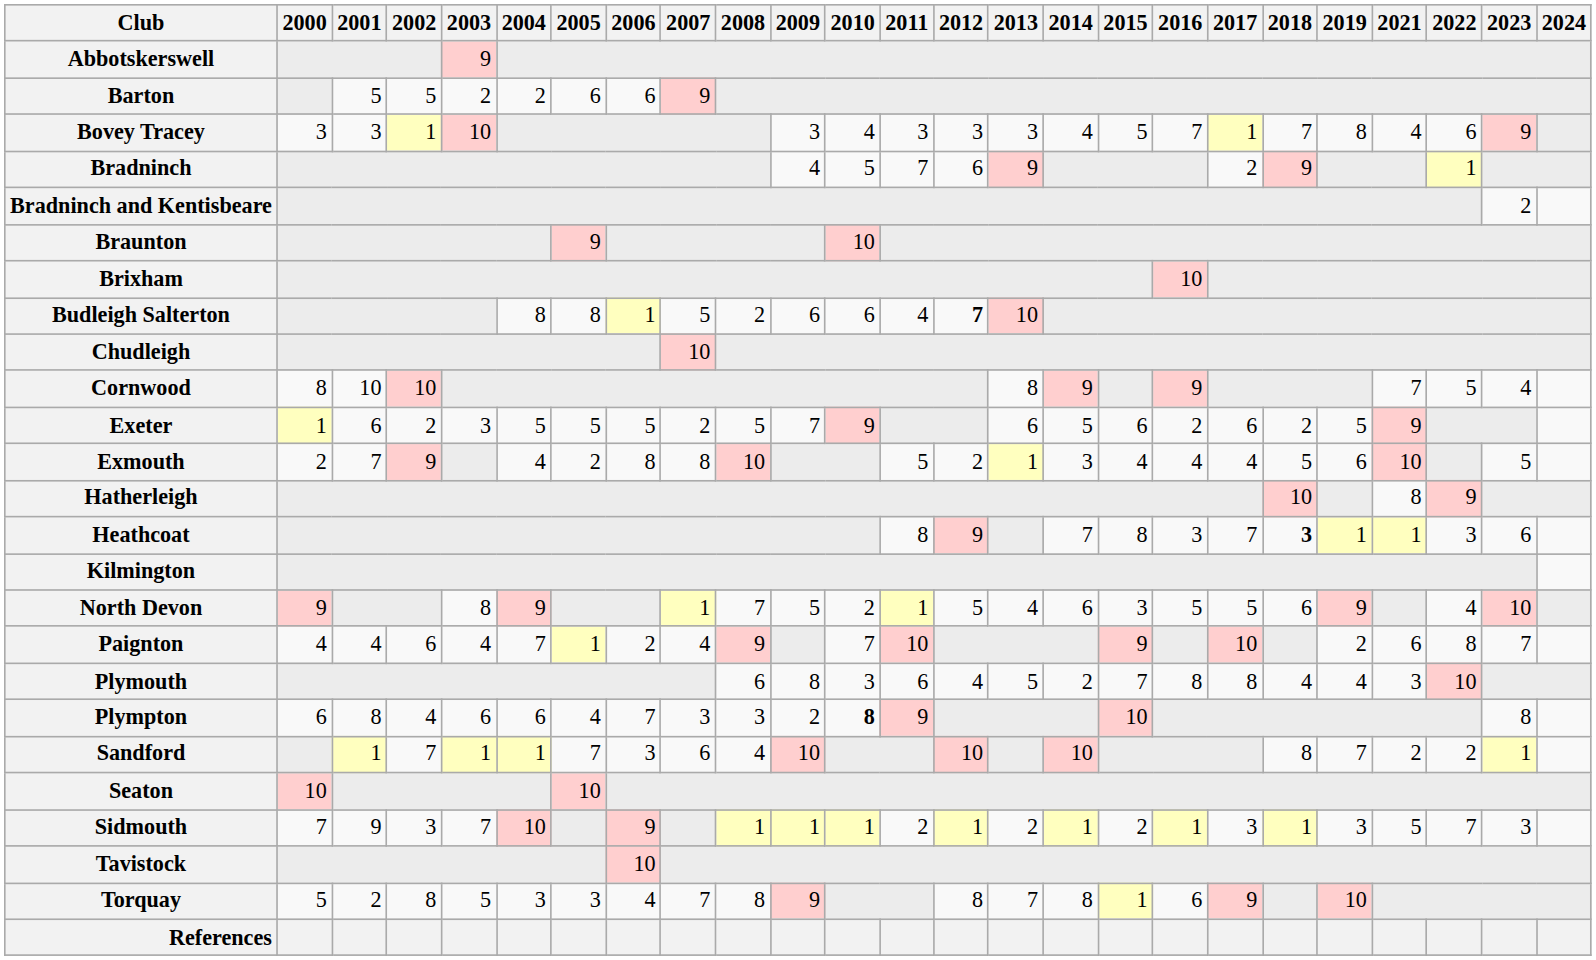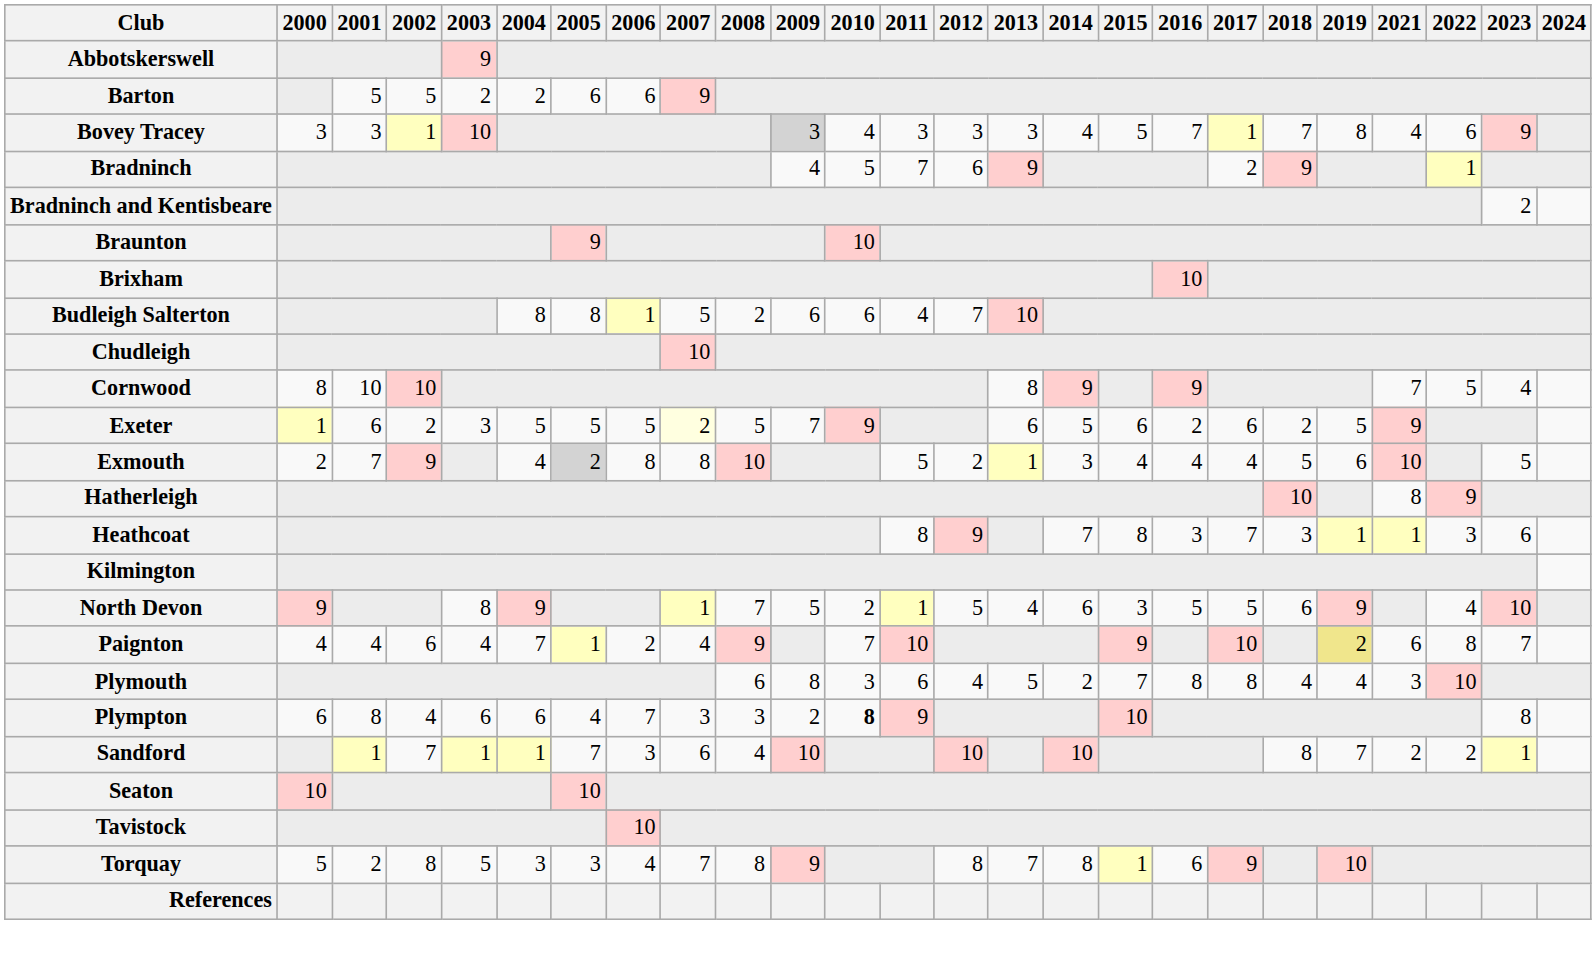(814, 132) no background -> (814, 132) lightgrey background
(978, 314) bold -> (978, 314) normal
(705, 424) no background -> (705, 424) lightyellow background
(595, 461) no background -> (595, 461) lightgrey background
(1307, 534) bold -> (1307, 534) normal
(1361, 644) no background -> (1361, 644) khaki background
- row: (141, 826)
